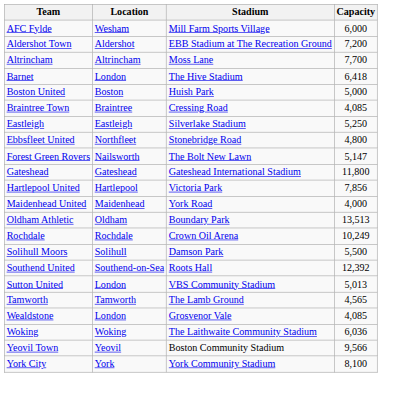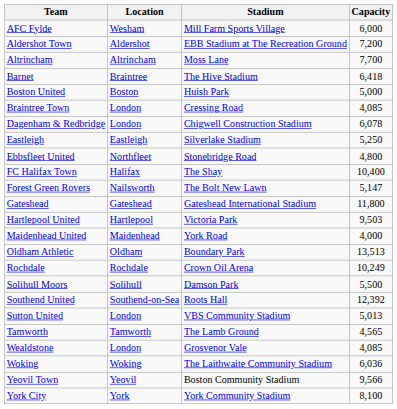(110, 76) London -> (129, 76) Braintree
(113, 108) Braintree -> (126, 108) London
+ row: (56, 124)
+ row: (42, 172)
(356, 188) 7,856 -> (371, 220) 9,503
